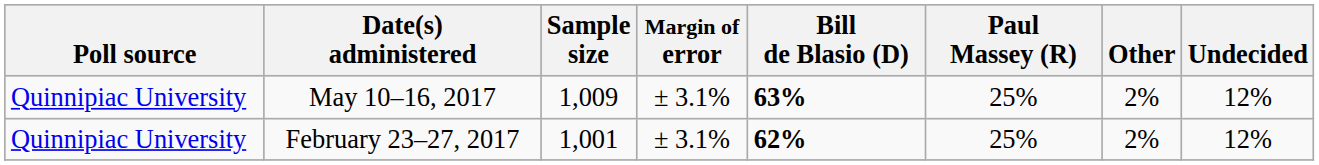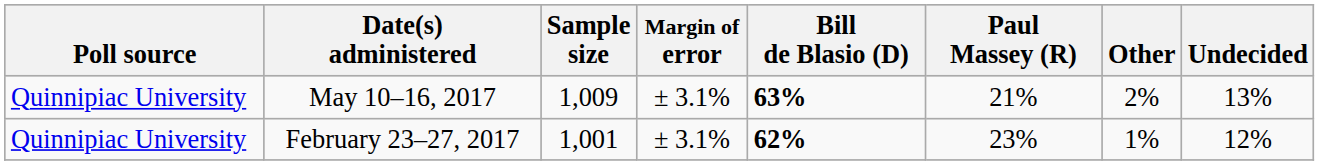(1013, 97) 25% -> (1013, 97) 21%
(1248, 97) 12% -> (1248, 97) 13%
(1013, 138) 25% -> (1013, 138) 23%
(1142, 138) 2% -> (1142, 138) 1%
